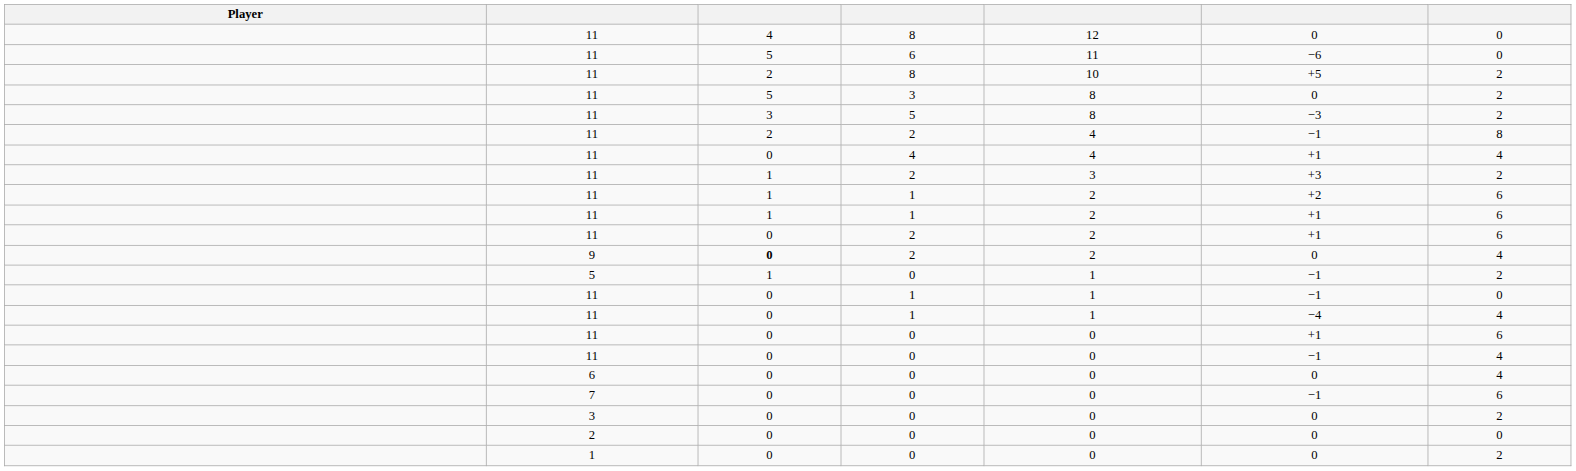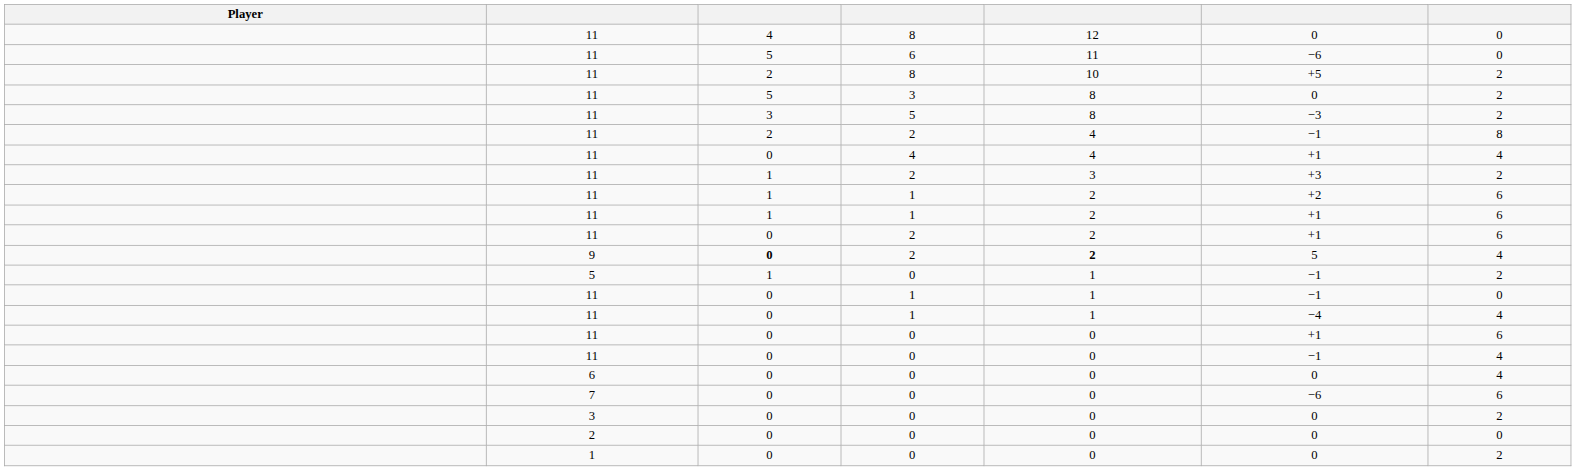(1092, 255) normal -> (1092, 255) bold
(1315, 255) 0 -> (1315, 255) 5
(1315, 395) −1 -> (1315, 395) −6
